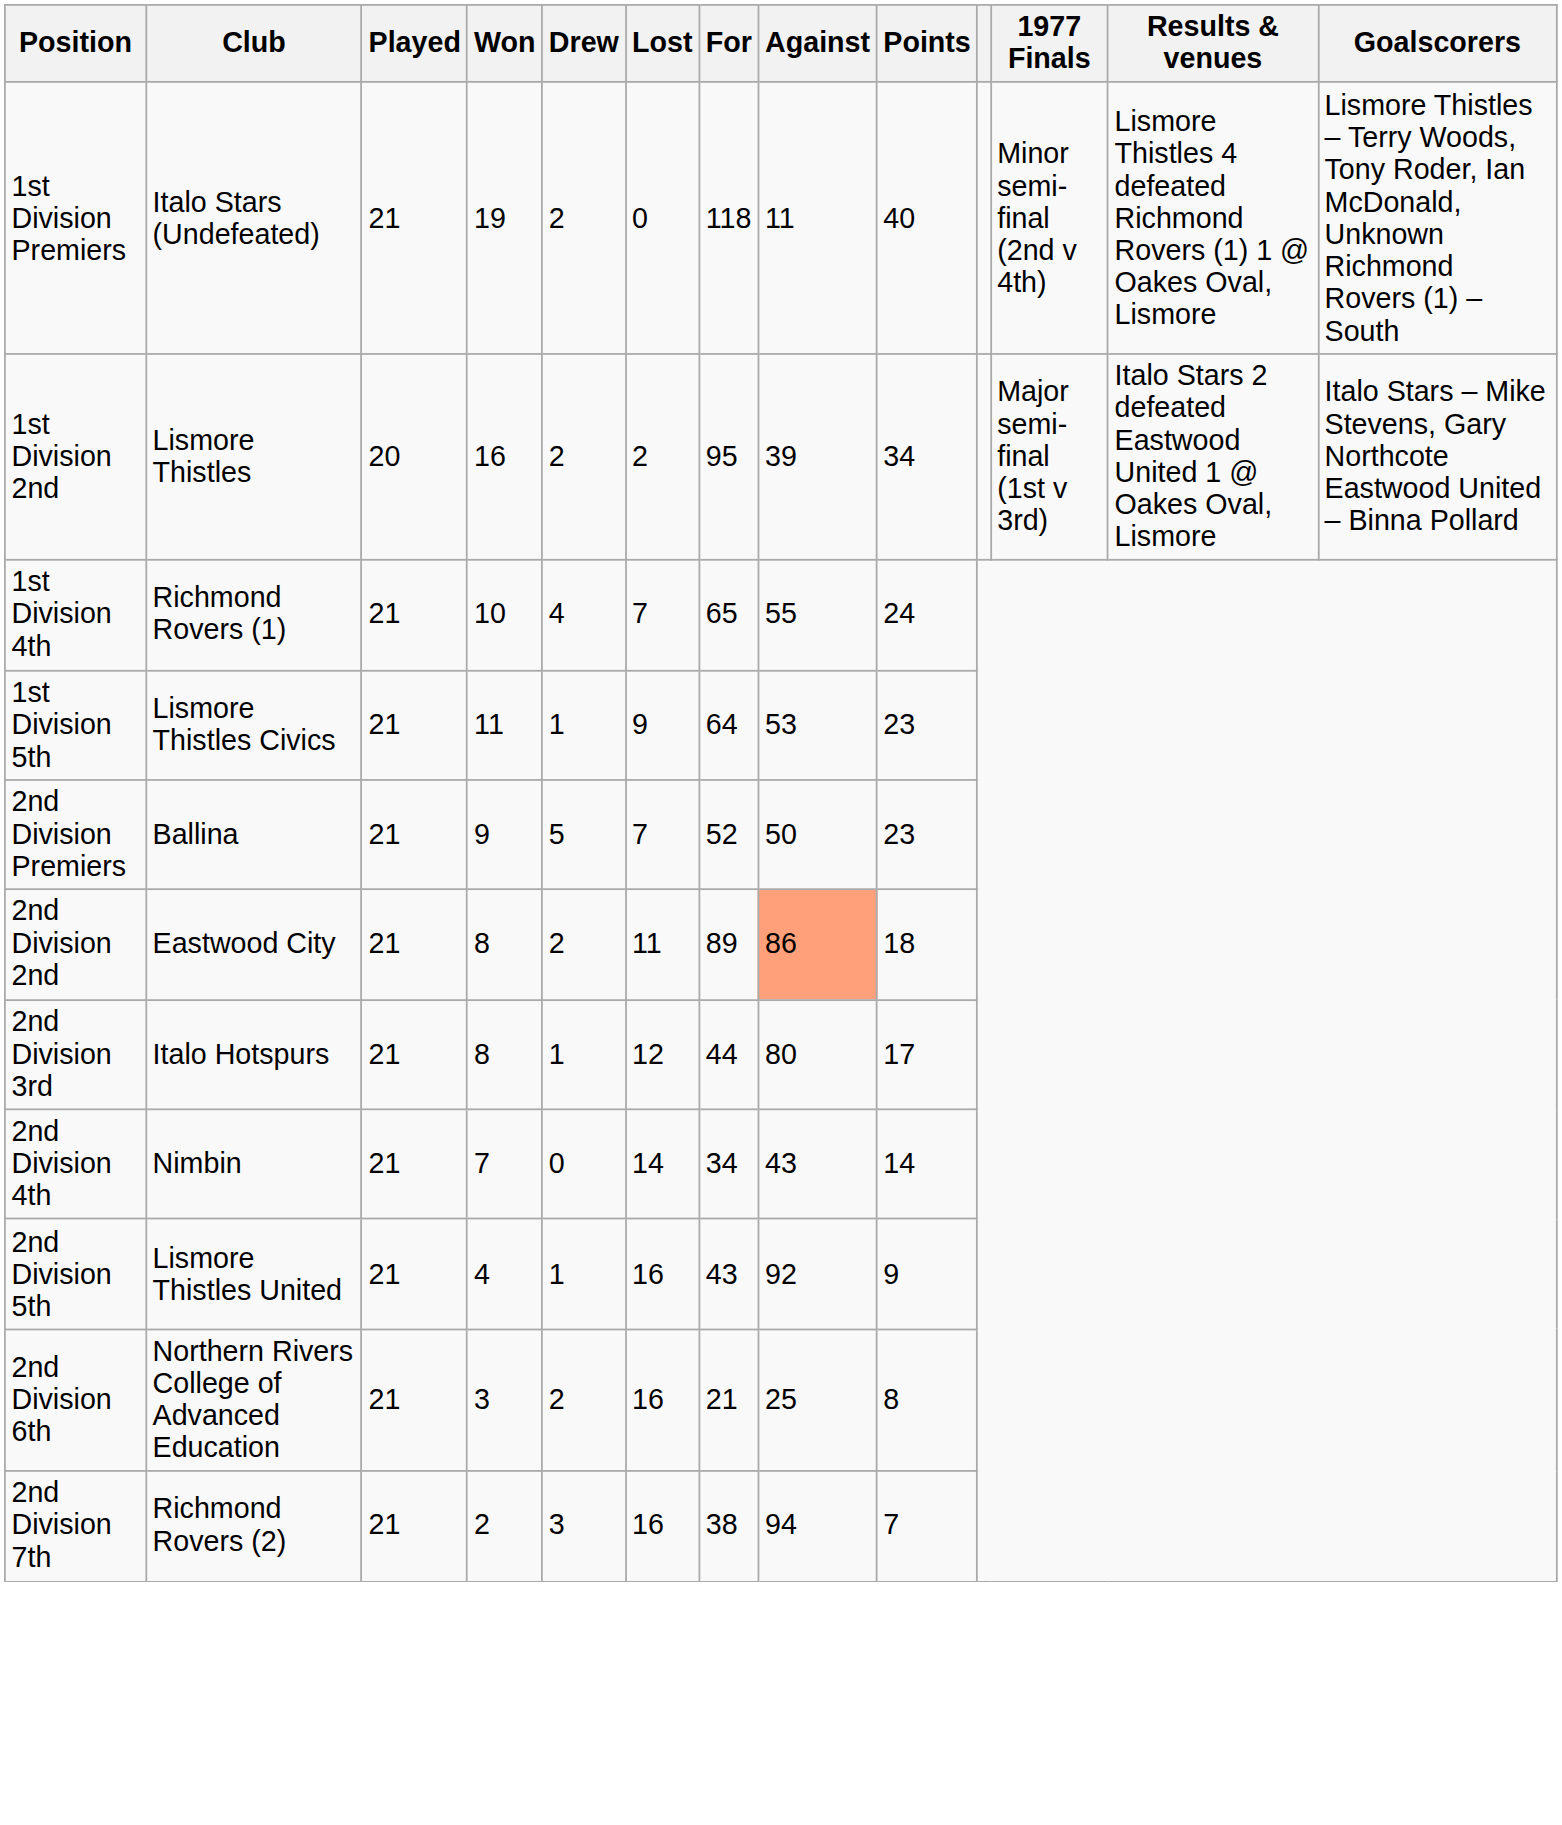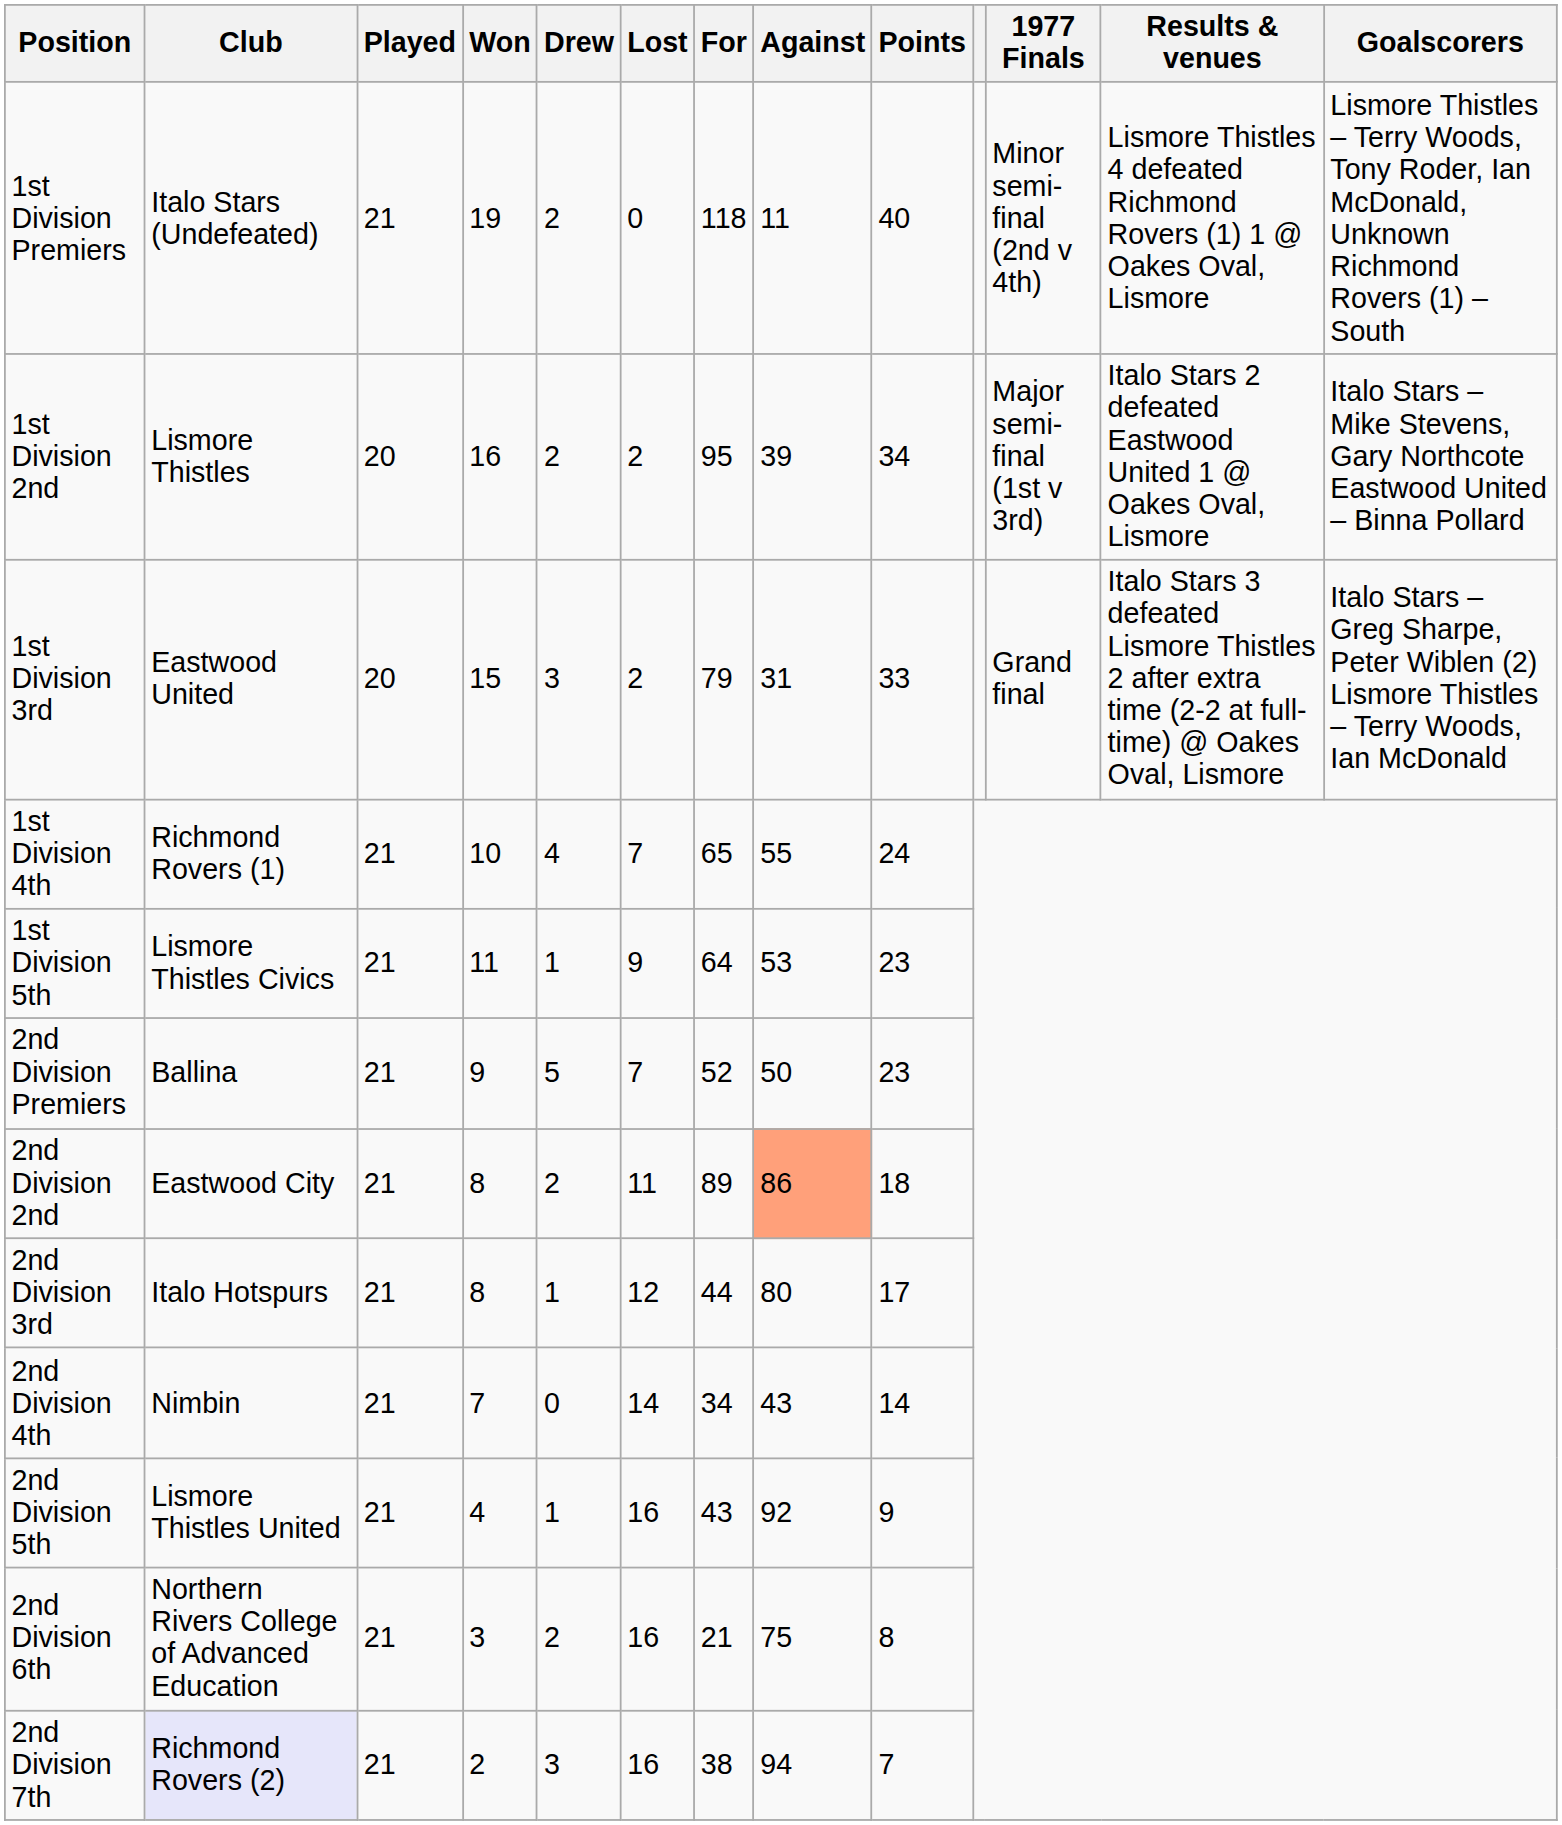+ row: (62, 678)
(781, 1399) 25 -> (776, 1638) 75
(219, 1525) no background -> (218, 1764) lavender background
